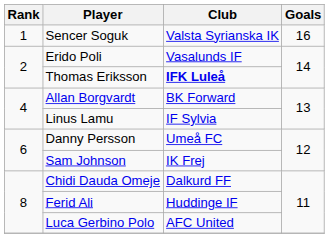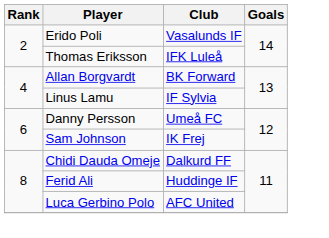- row: (87, 35)
(196, 77) bold -> (194, 56) normal
